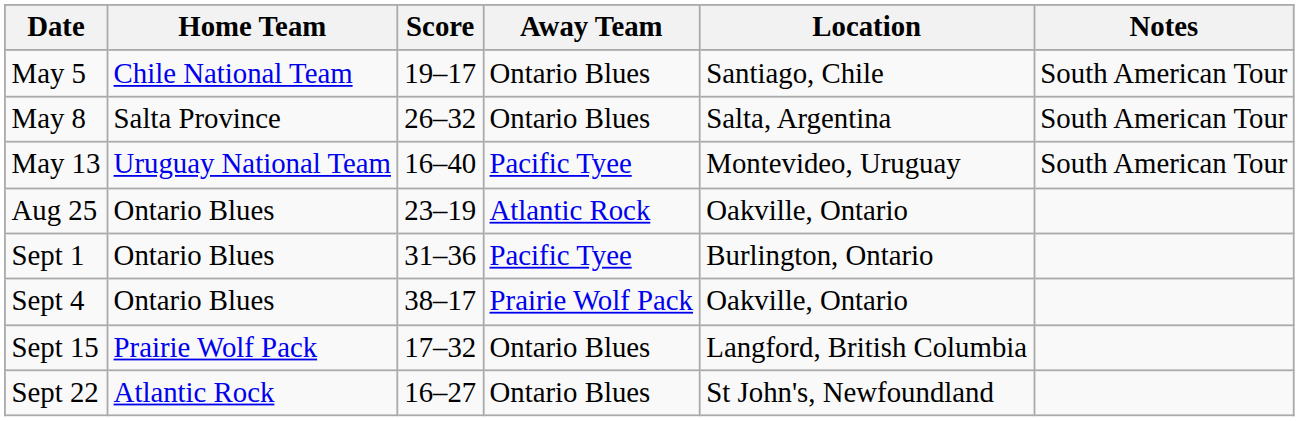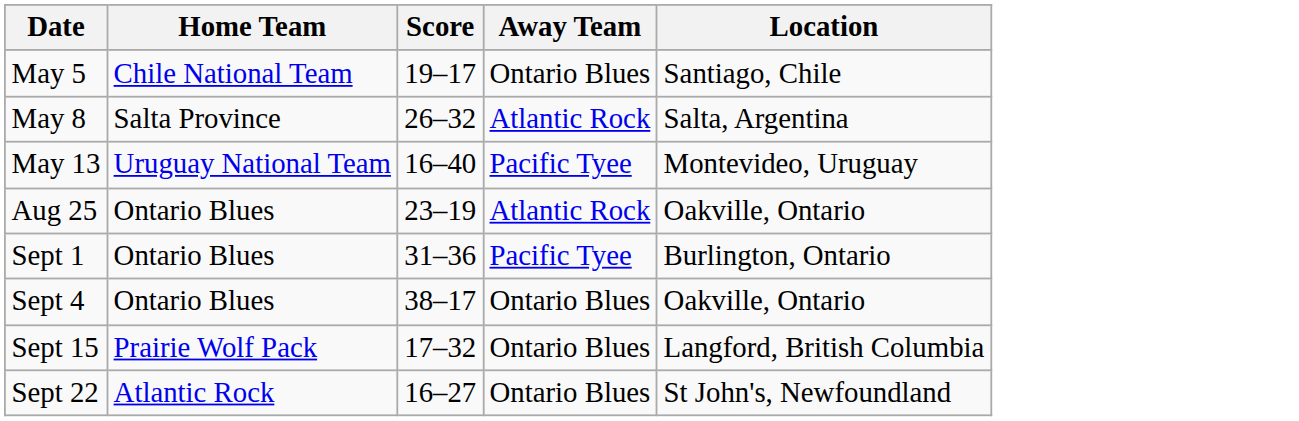- column: (1164, 27)
(570, 118) Ontario Blues -> (570, 118) Atlantic Rock
(591, 301) Prairie Wolf Pack -> (570, 301) Ontario Blues
